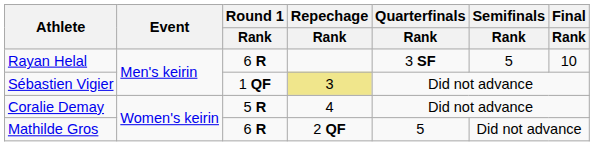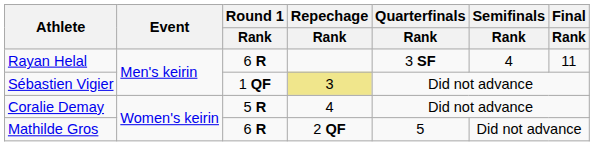(509, 61) 5 -> (509, 61) 4
(569, 61) 10 -> (569, 61) 11
